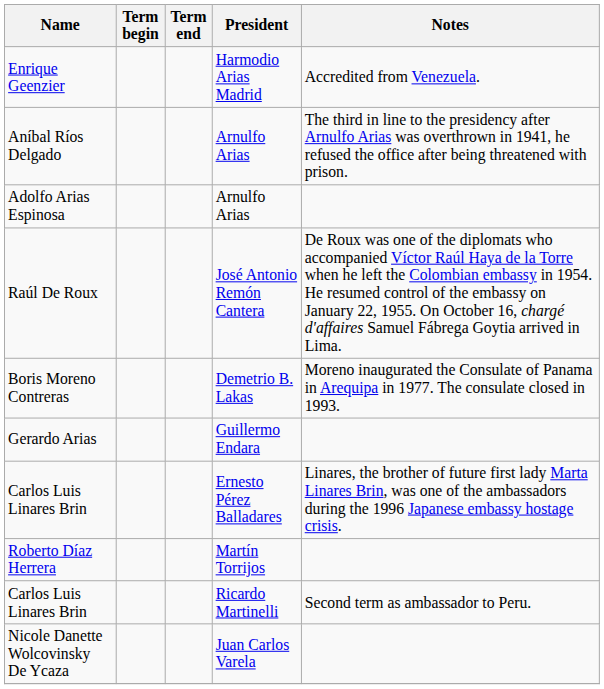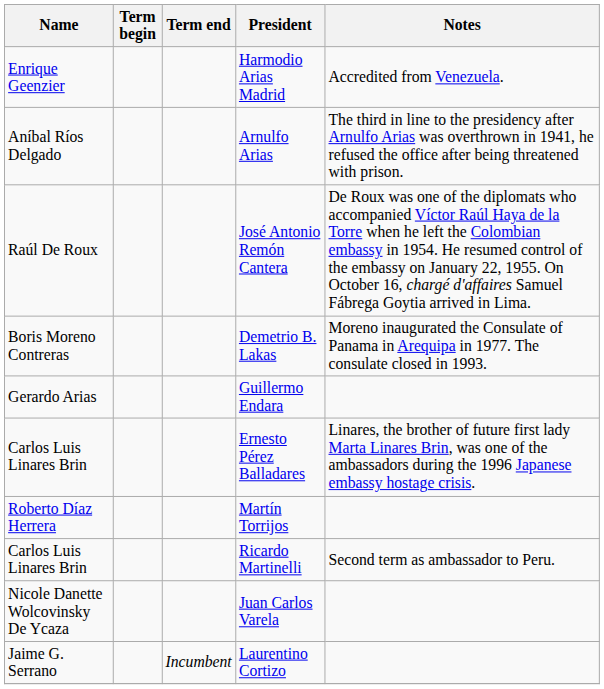- row: (49, 206)
+ row: (36, 662)
